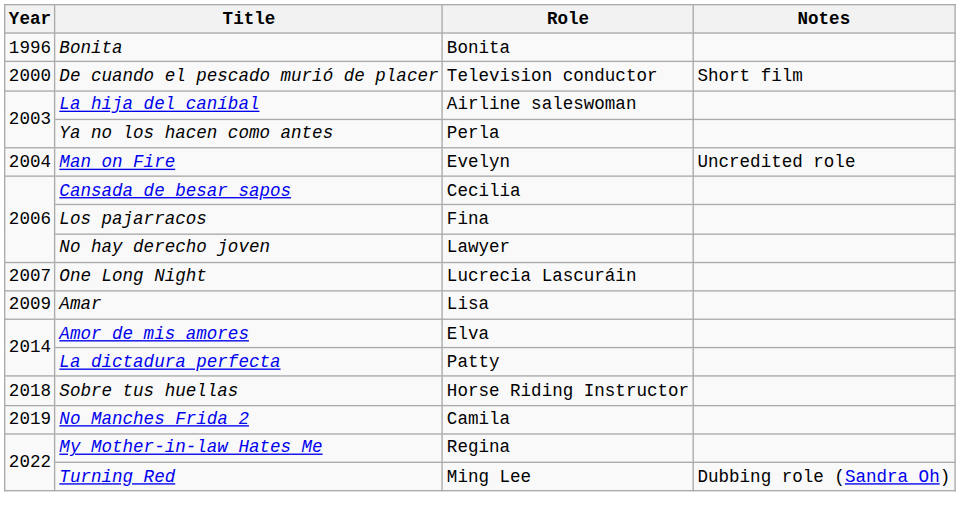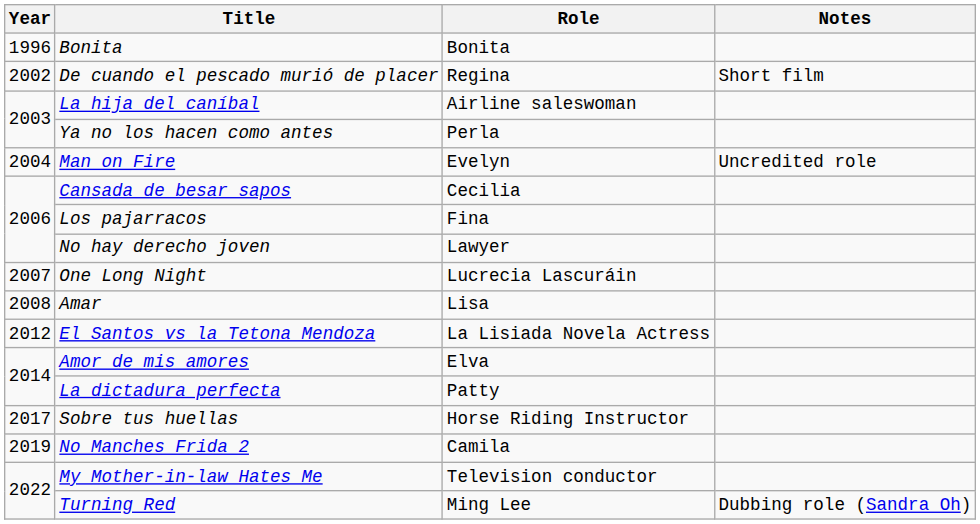(30, 76) 2000 -> (30, 76) 2002
(552, 76) Television conductor -> (478, 76) Regina
(30, 305) 2009 -> (30, 305) 2008
+ row: (217, 334)
(30, 391) 2018 -> (30, 419) 2017
(478, 448) Regina -> (552, 477) Television conductor
